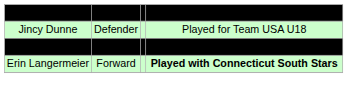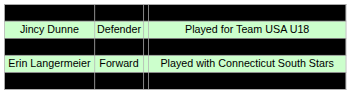(244, 64) bold -> (247, 64) normal
+ row: (49, 81)
